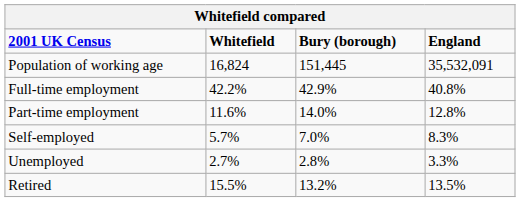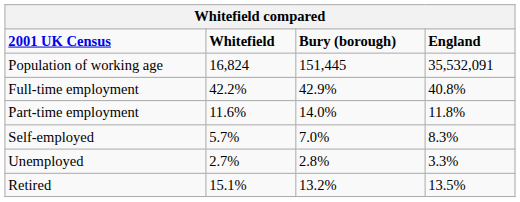(447, 112) 12.8% -> (447, 112) 11.8%
(228, 184) 15.5% -> (228, 184) 15.1%
